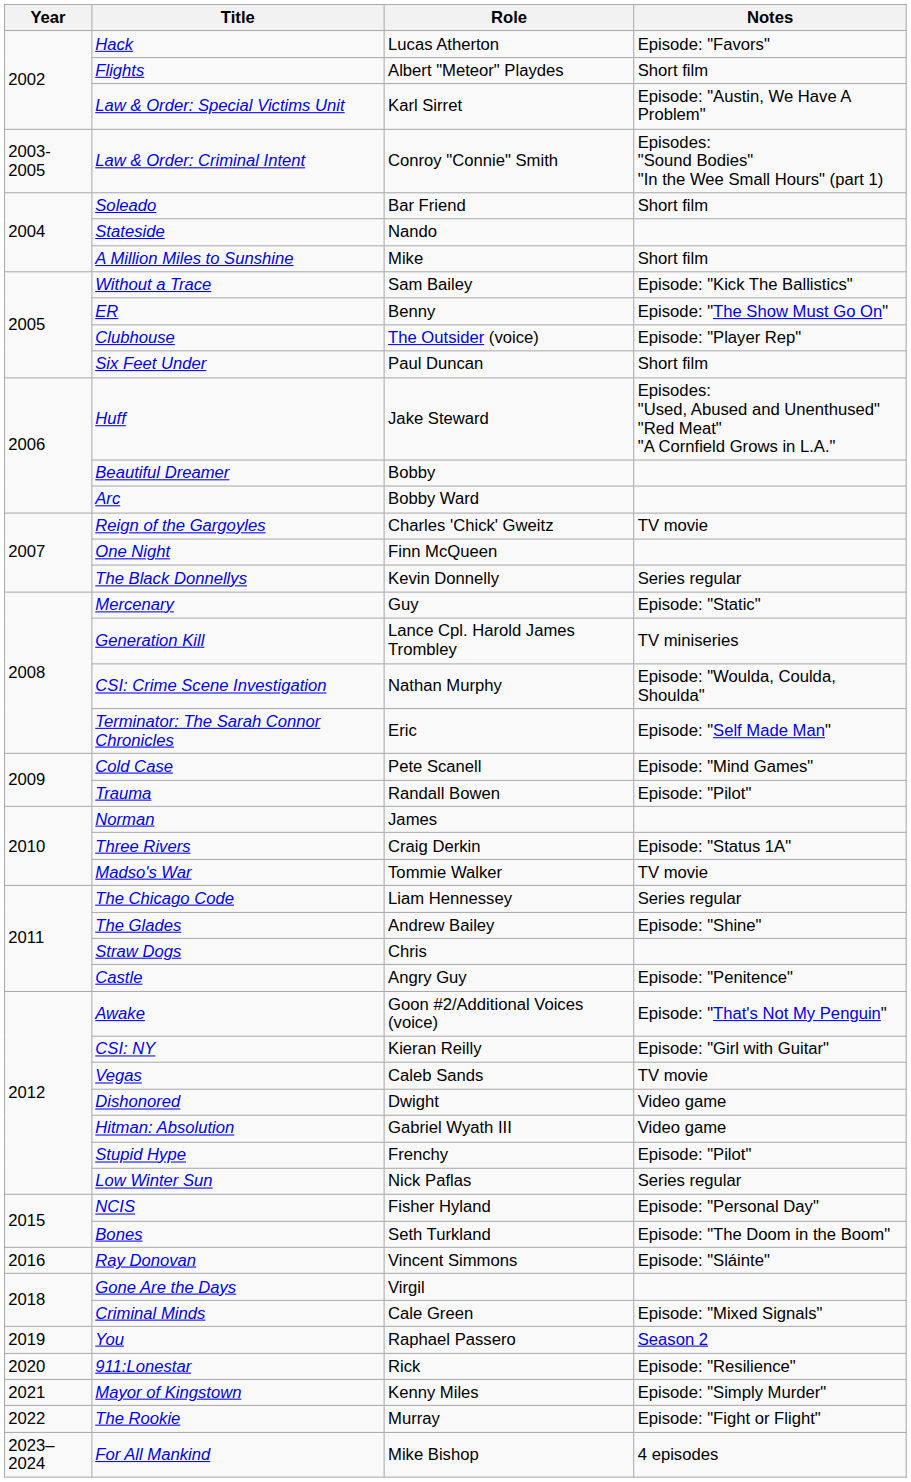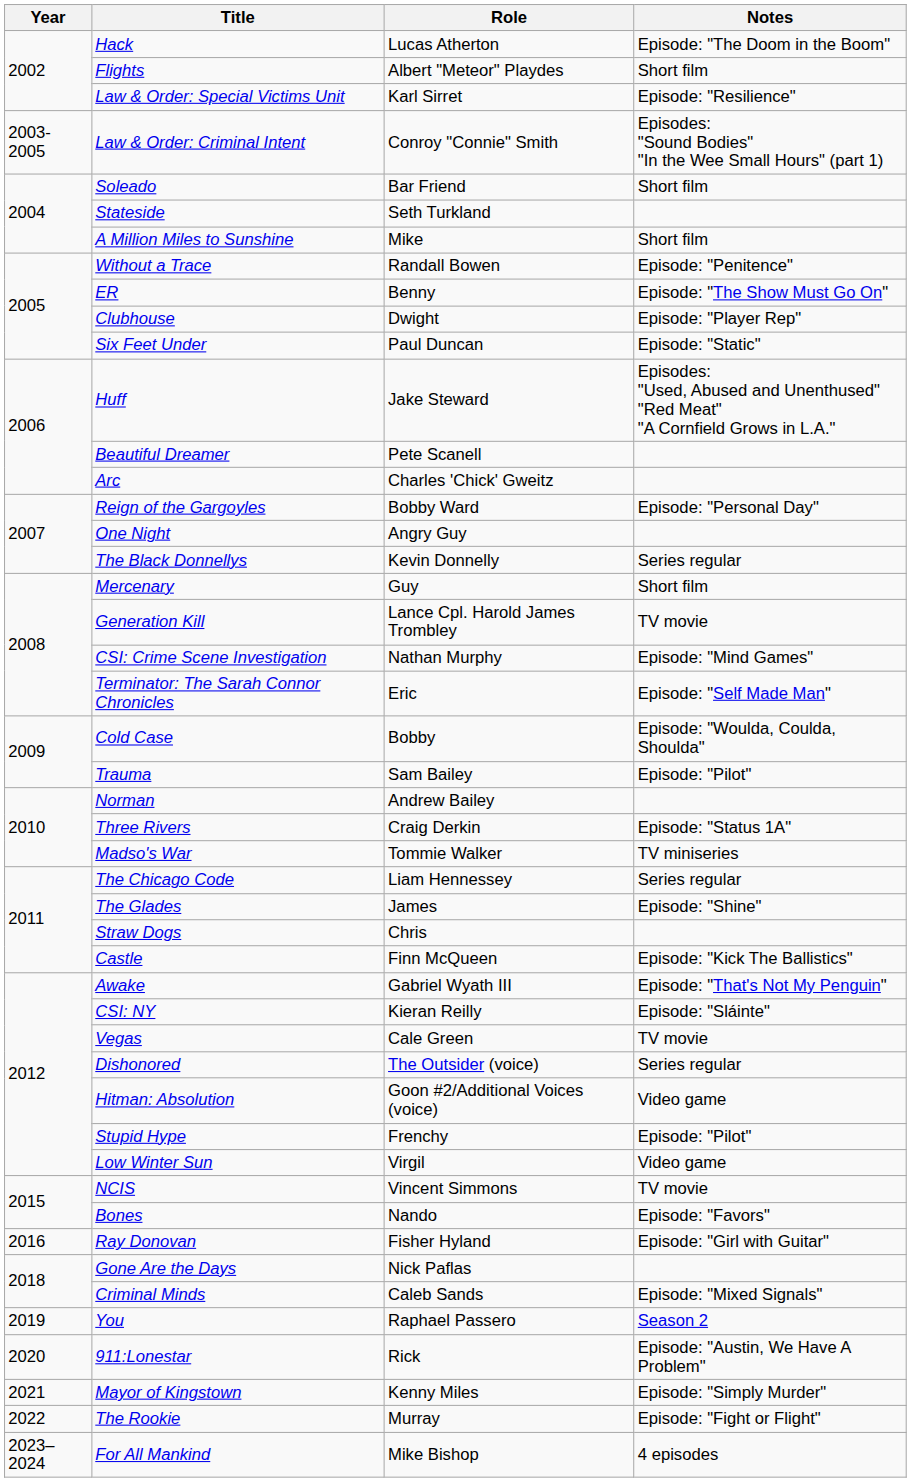(704, 44) Episode: "Favors" -> (764, 44) Episode: "The Doom in the Boom"
(745, 106) Episode: "Austin, We Have A Problem" -> (717, 96) Episode: "Resilience"
(413, 232) Nando -> (439, 213) Seth Turkland
(430, 284) Sam Bailey -> (444, 266) Randall Bowen
(745, 284) Episode: "Kick The Ballistics" -> (715, 266) Episode: "Penitence"
(463, 337) The Outsider (voice) -> (413, 319) Dwight
(673, 364) Short film -> (699, 345) Episode: "Static"
(412, 473) Bobby -> (435, 454) Pete Scanell
(434, 499) Bobby Ward -> (471, 480) Charles 'Chick' Gweitz
(471, 525) Charles 'Chick' Gweitz -> (434, 507) Bobby Ward
(673, 525) TV movie -> (728, 507) Episode: "Personal Day"
(443, 552) Finn McQueen -> (427, 533) Angry Guy
(699, 605) Episode: "Static" -> (673, 586) Short film
(688, 640) TV miniseries -> (673, 622) TV movie
(737, 685) Episode: "Woulda, Coulda, Shoulda" -> (726, 657) Episode: "Mind Games"
(435, 766) Pete Scanell -> (412, 738) Bobby
(726, 766) Episode: "Mind Games" -> (737, 738) Episode: "Woulda, Coulda, Shoulda"
(444, 793) Randall Bowen -> (430, 774) Sam Bailey
(413, 819) James -> (441, 800) Andrew Bailey
(673, 872) TV movie -> (688, 853) TV miniseries
(441, 925) Andrew Bailey -> (413, 906) James
(427, 977) Angry Guy -> (443, 959) Finn McQueen
(715, 977) Episode: "Penitence" -> (745, 959) Episode: "Kick The Ballistics"
(486, 1013) Goon #2/Additional Voices (voice) -> (450, 985) Gabriel Wyath III
(733, 1049) Episode: "Girl with Guitar" -> (704, 1011) Episode: "Sláinte"
(436, 1075) Caleb Sands -> (431, 1038) Cale Green
(413, 1102) Dwight -> (463, 1064) The Outsider (voice)
(682, 1102) Video game -> (690, 1064) Series regular
(450, 1128) Gabriel Wyath III -> (486, 1100) Goon #2/Additional Voices (voice)
(430, 1181) Nick Paflas -> (406, 1162) Virgil
(690, 1181) Series regular -> (682, 1162) Video game
(439, 1207) Fisher Hyland -> (453, 1188) Vincent Simmons
(728, 1207) Episode: "Personal Day" -> (673, 1188) TV movie
(439, 1234) Seth Turkland -> (413, 1215) Nando
(764, 1234) Episode: "The Doom in the Boom" -> (704, 1215) Episode: "Favors"
(453, 1260) Vincent Simmons -> (439, 1241) Fisher Hyland
(704, 1260) Episode: "Sláinte" -> (733, 1241) Episode: "Girl with Guitar"
(406, 1286) Virgil -> (430, 1268) Nick Paflas
(431, 1313) Cale Green -> (436, 1294) Caleb Sands
(717, 1366) Episode: "Resilience" -> (745, 1356) Episode: "Austin, We Have A Problem"
